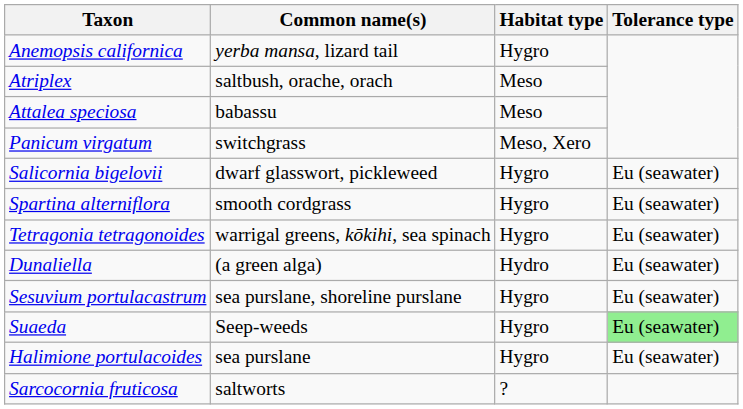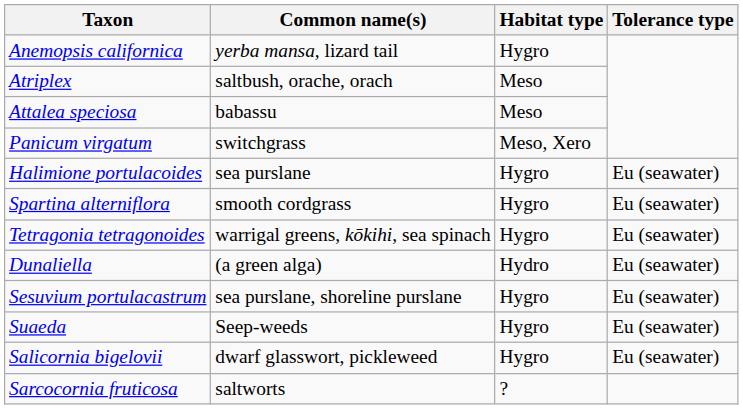rows swapped: (86, 173) <-> (106, 357)
(666, 326) lightgreen background -> (666, 326) no background
